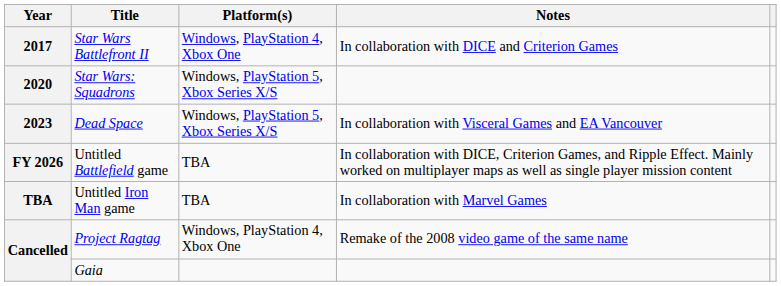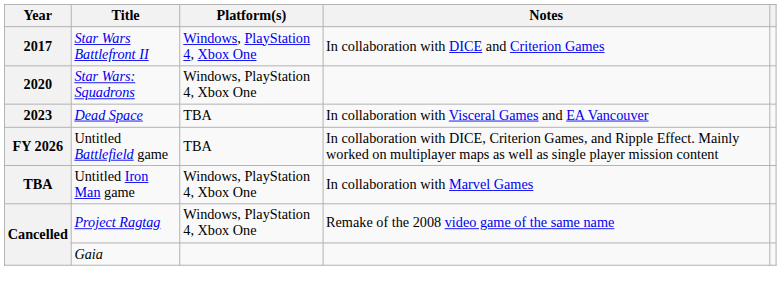(252, 84) Windows, PlayStation 5, Xbox Series X/S -> (247, 84) Windows, PlayStation 4, Xbox One
(252, 123) Windows, PlayStation 5, Xbox Series X/S -> (198, 115) TBA
(196, 200) TBA -> (247, 184) Windows, PlayStation 4, Xbox One
